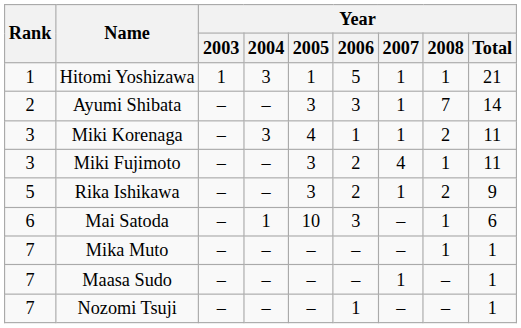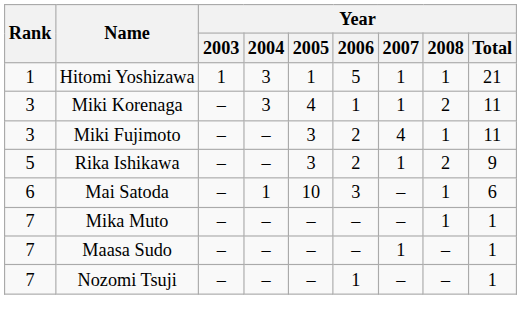- row: (127, 105)
